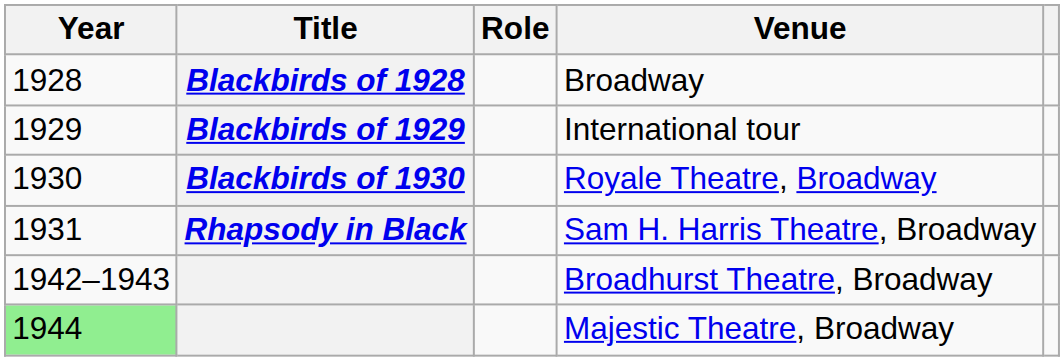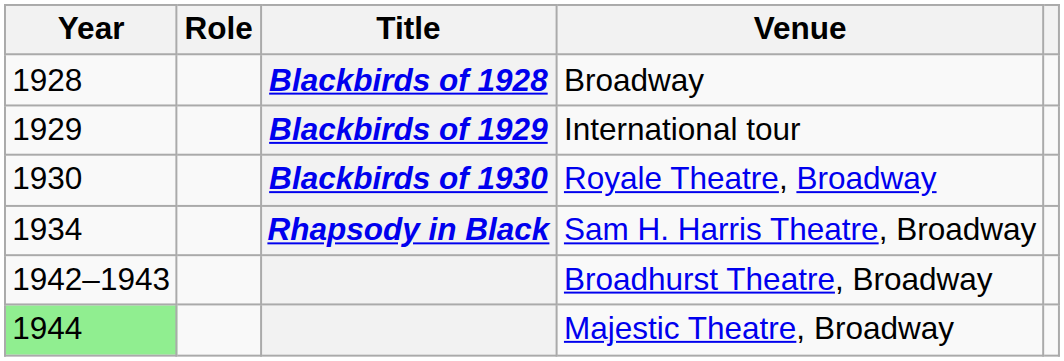columns swapped: (326, 29) <-> (515, 29)
(47, 229) 1931 -> (47, 229) 1934
